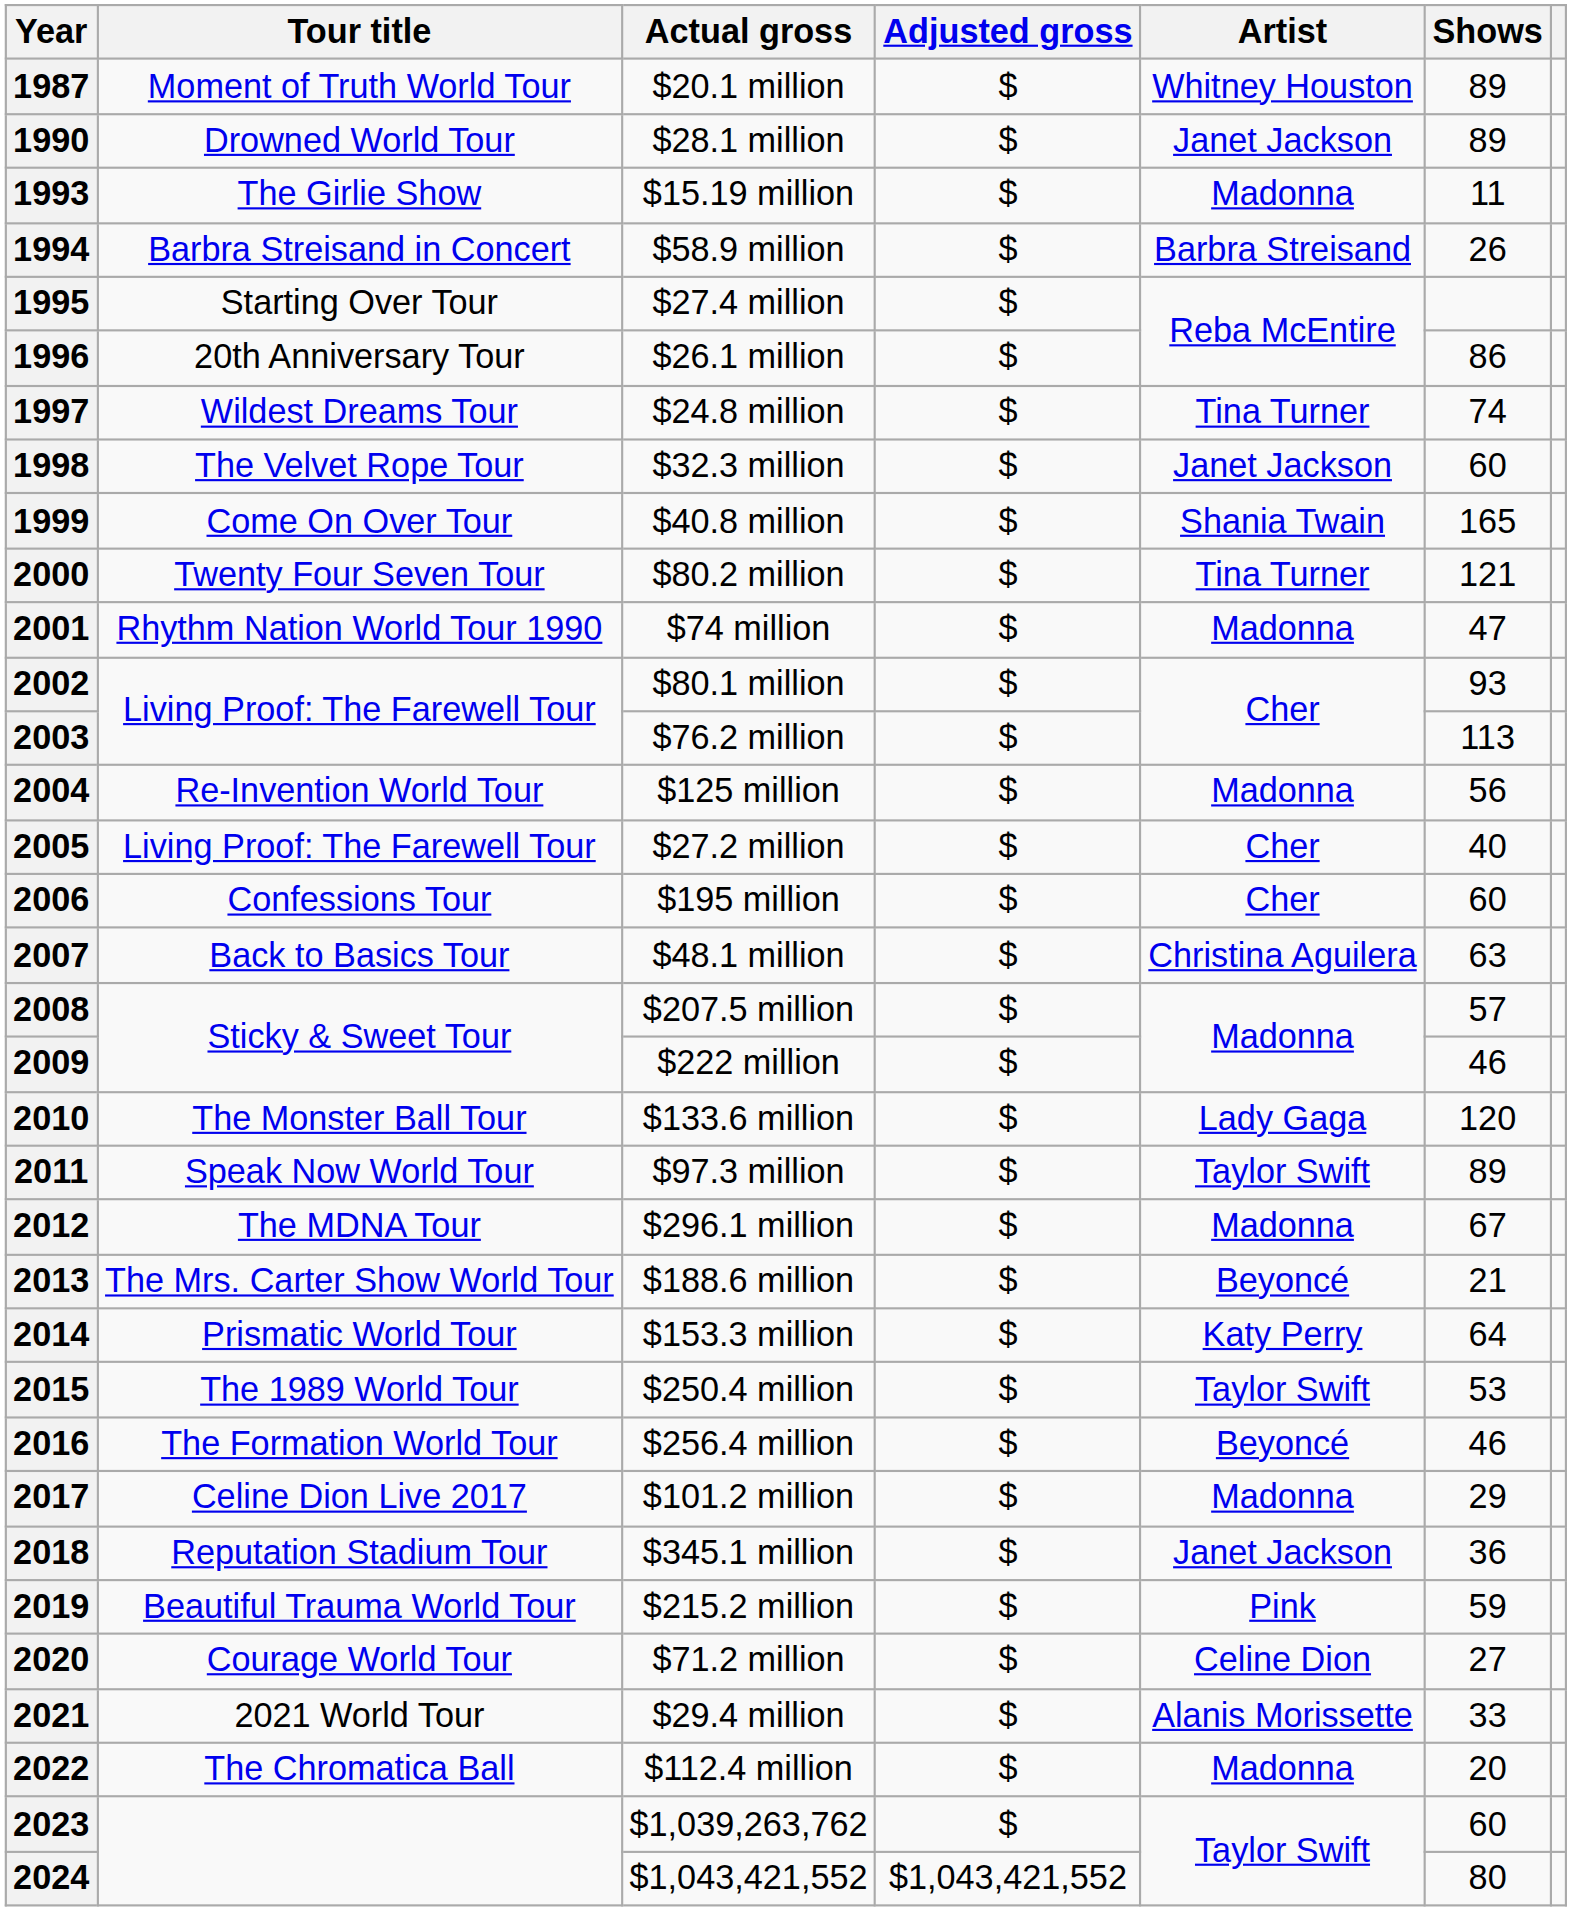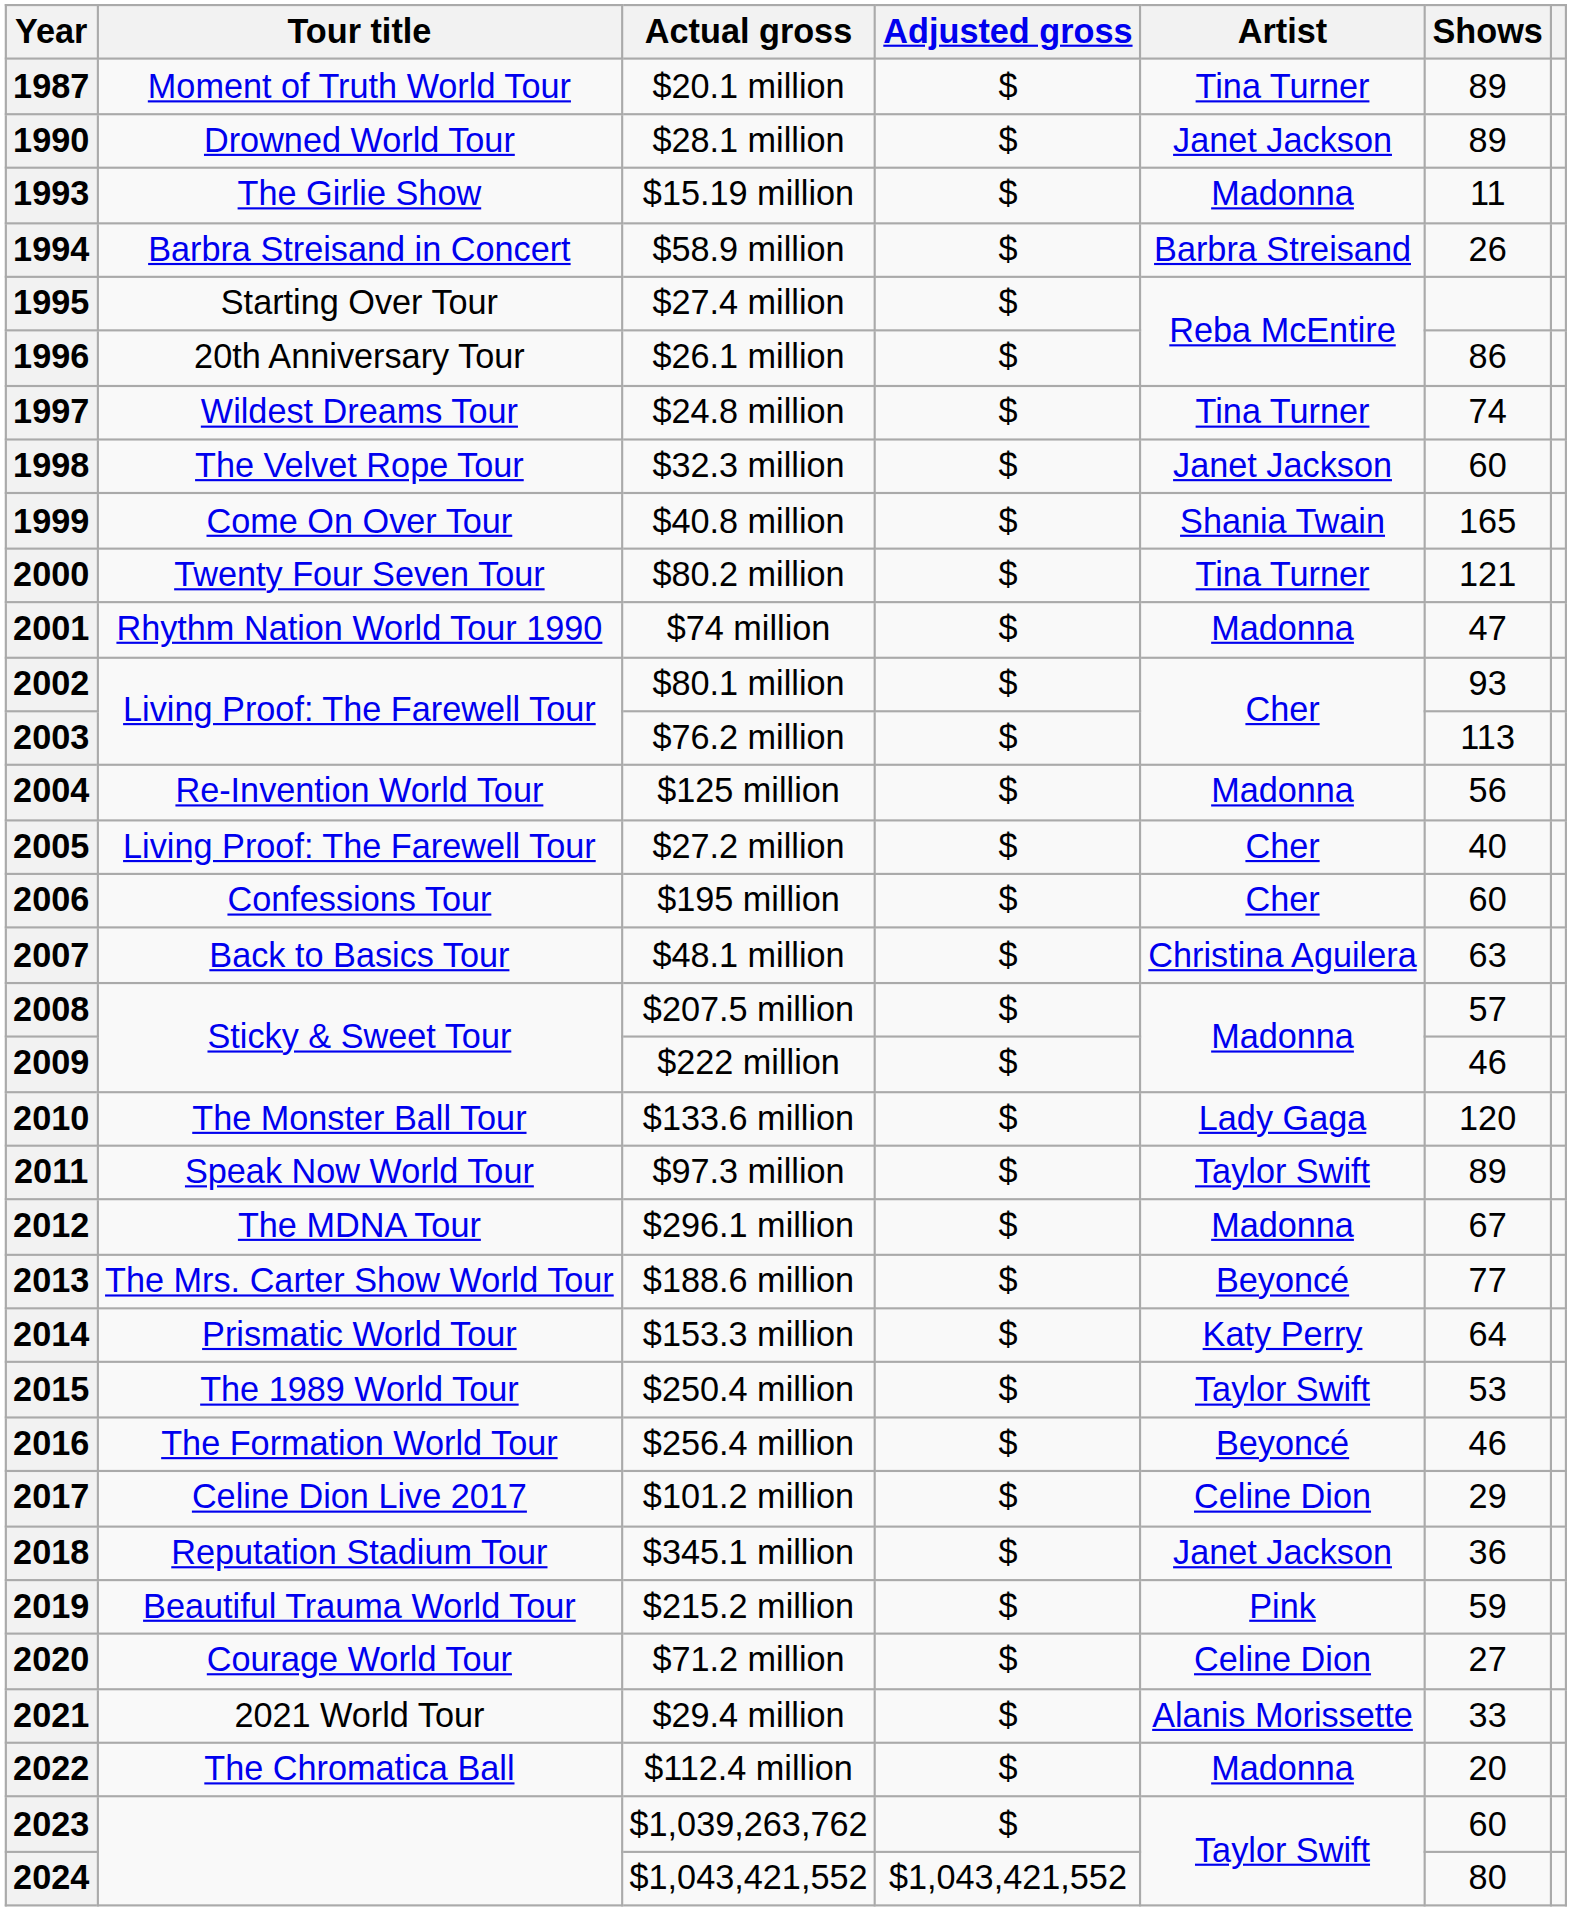(1283, 85) Whitney Houston -> (1283, 85) Tina Turner
(1488, 1280) 21 -> (1488, 1280) 77
(1283, 1497) Madonna -> (1283, 1497) Celine Dion
